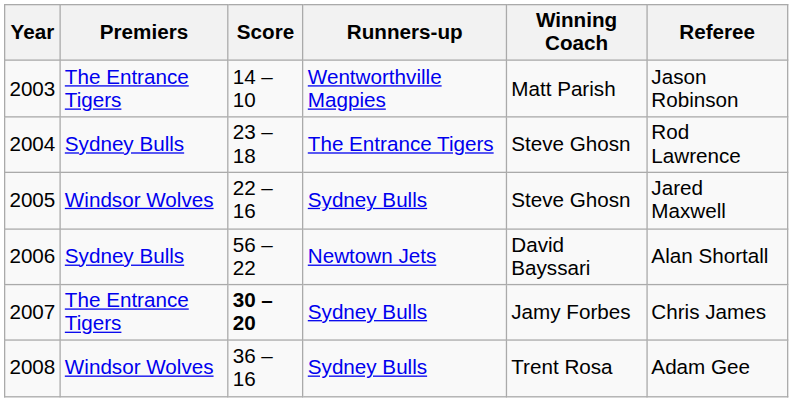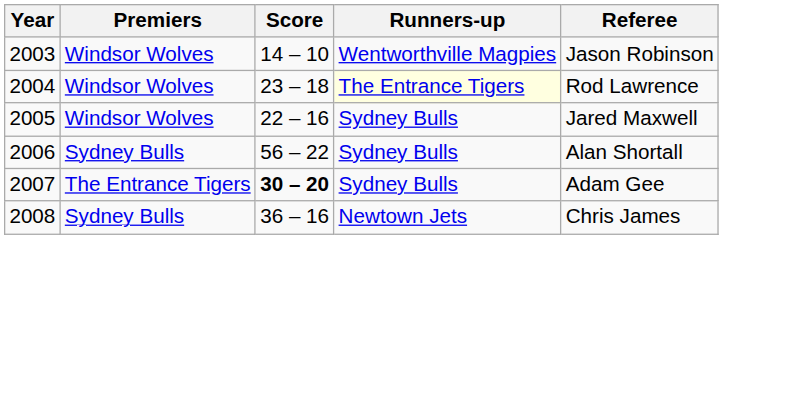- column: (577, 32)
(127, 88) The Entrance Tigers -> (139, 53) Windsor Wolves
(124, 144) Sydney Bulls -> (139, 86) Windsor Wolves
(401, 144) no background -> (432, 86) lightyellow background
(372, 256) Newtown Jets -> (398, 151) Sydney Bulls
(709, 312) Chris James -> (615, 184) Adam Gee
(139, 368) Windsor Wolves -> (124, 217) Sydney Bulls
(367, 368) Sydney Bulls -> (403, 217) Newtown Jets
(701, 368) Adam Gee -> (623, 217) Chris James
